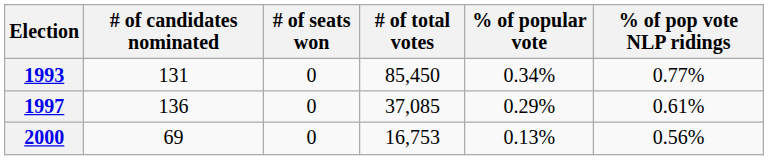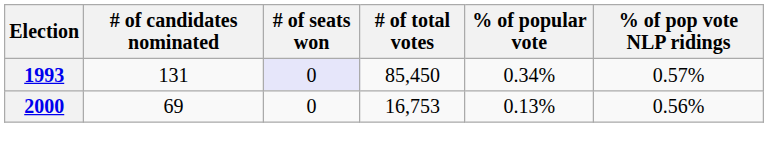(312, 74) no background -> (312, 74) lavender background
(679, 74) 0.77% -> (679, 74) 0.57%
- row: (44, 106)
